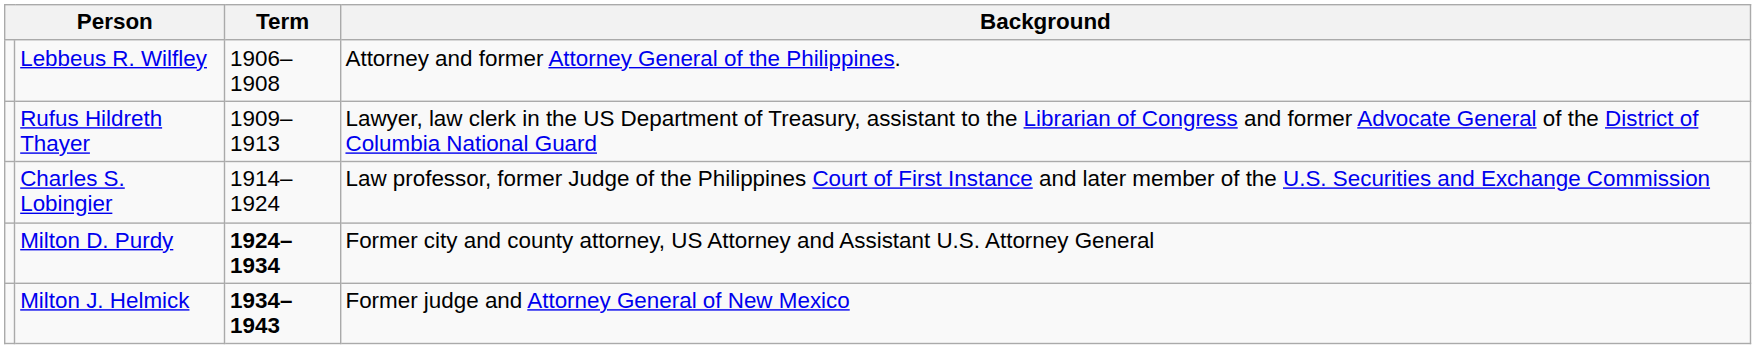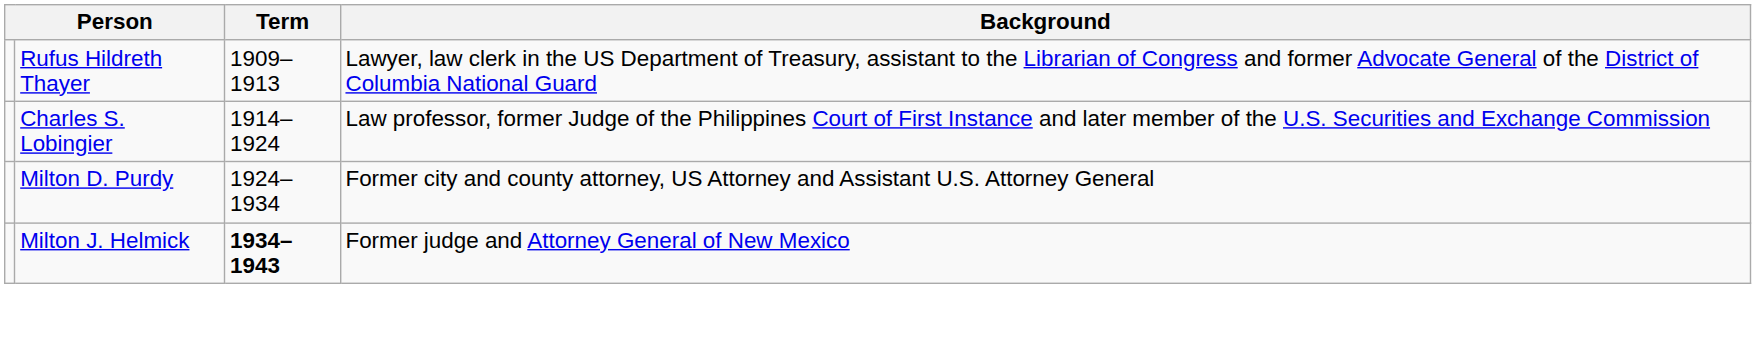- row: (114, 57)
(261, 252) bold -> (261, 191) normal
